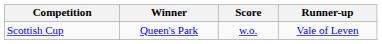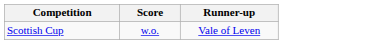- column: (169, 13)
